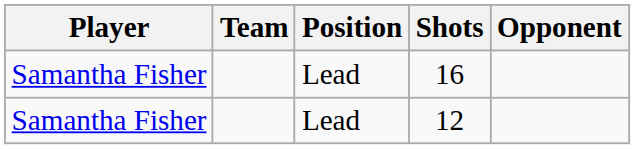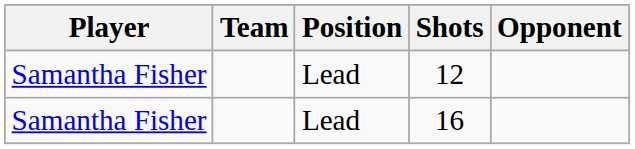rows swapped: (450, 119) <-> (450, 73)
